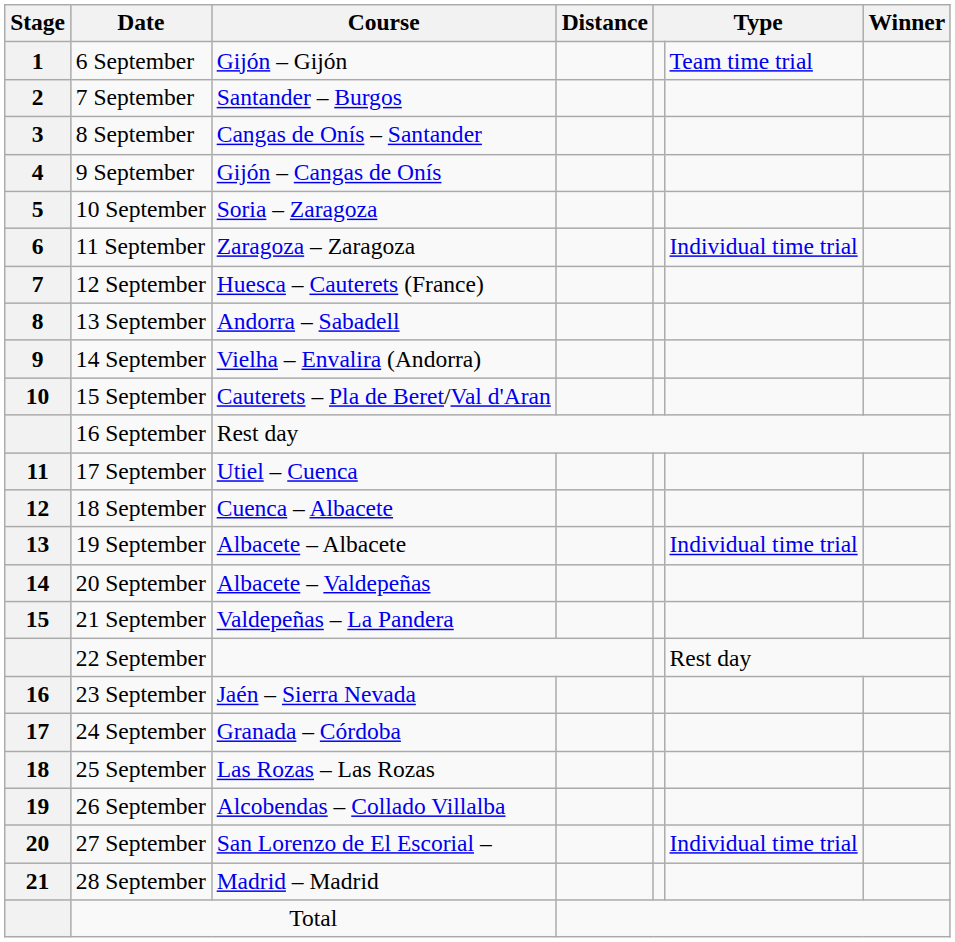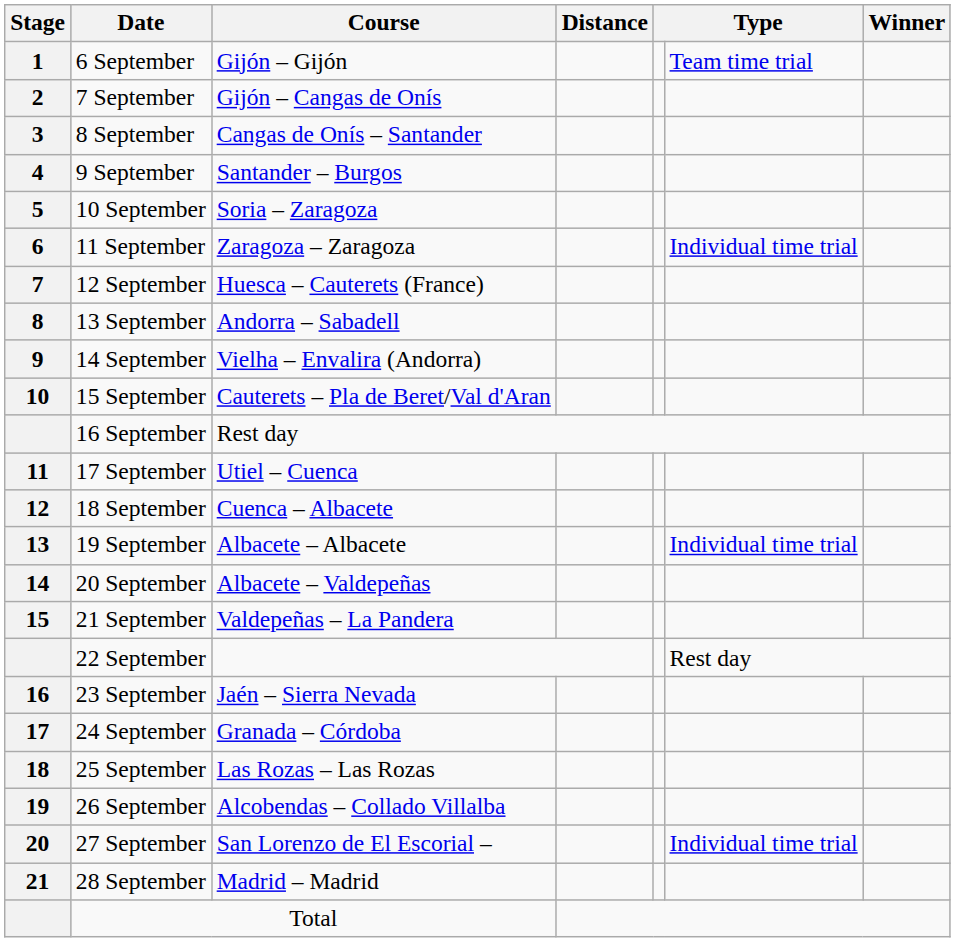(309, 97) Santander – Burgos -> (329, 97) Gijón – Cangas de Onís
(329, 172) Gijón – Cangas de Onís -> (309, 172) Santander – Burgos
